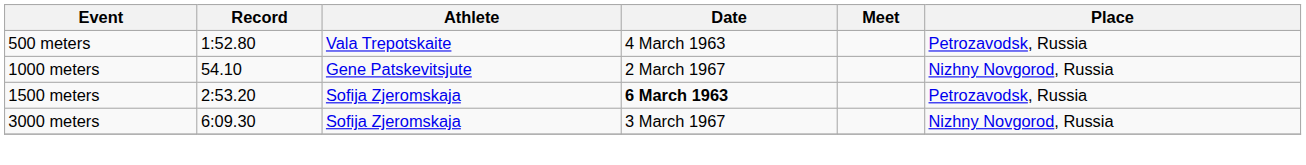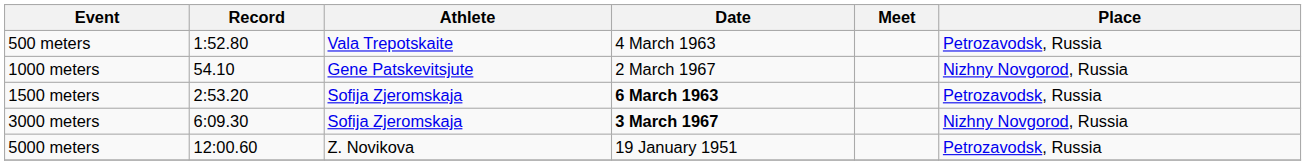(675, 122) normal -> (667, 122) bold
+ row: (54, 148)
